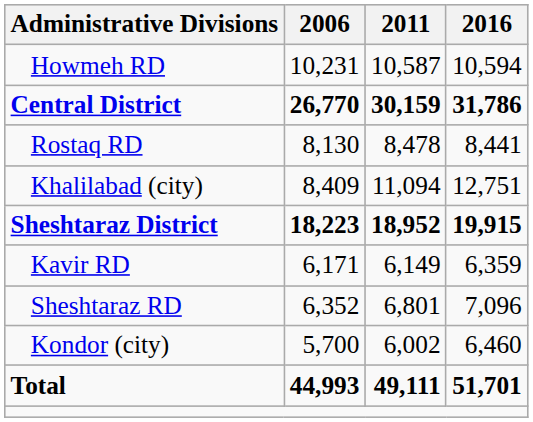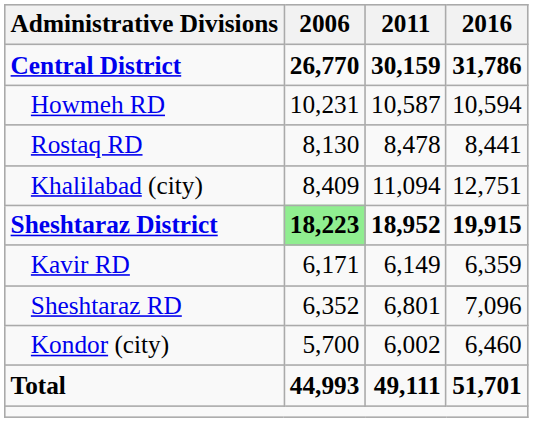rows swapped: (96, 104) <-> (98, 64)
(325, 225) no background -> (325, 225) lightgreen background
